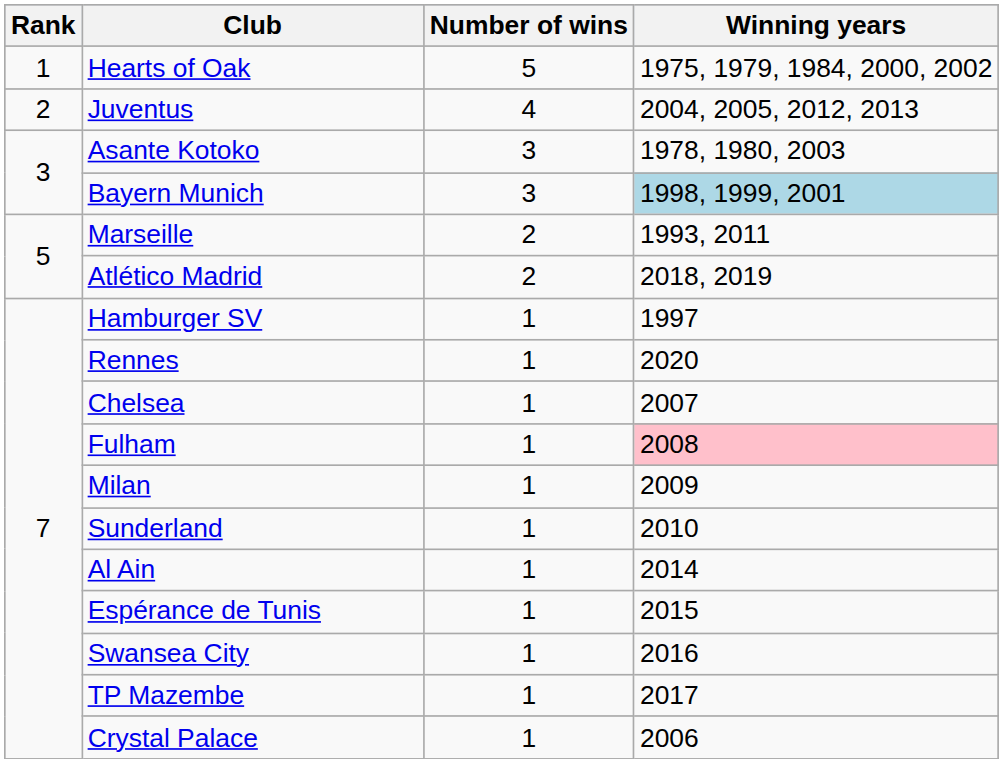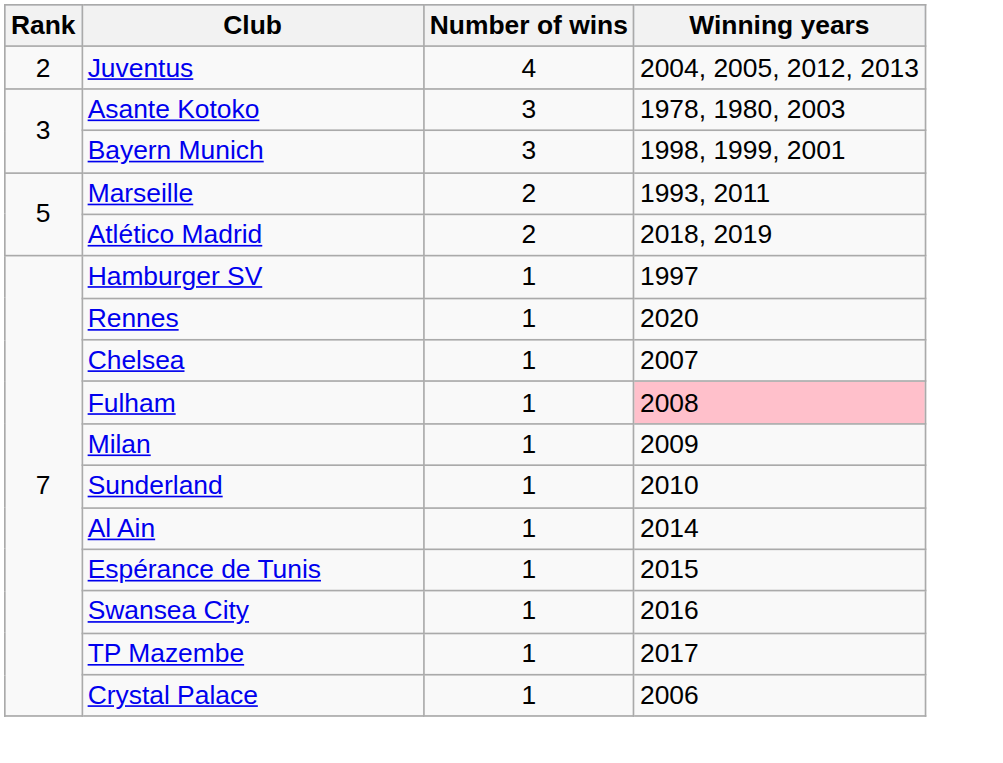- row: (169, 67)
(743, 192) lightblue background -> (743, 151) no background
